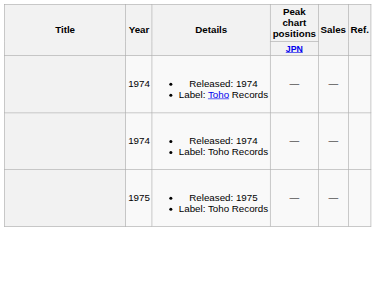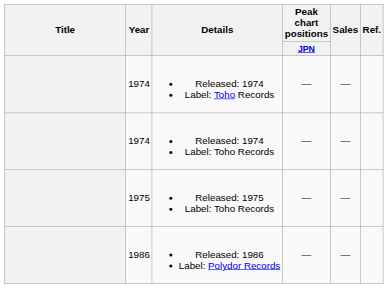+ row: (139, 255)
